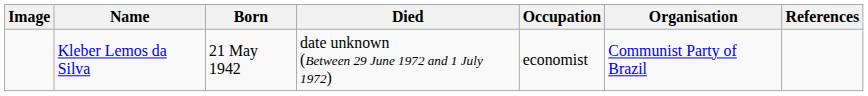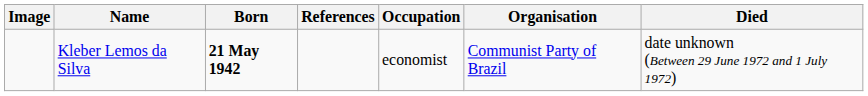columns swapped: (408, 17) <-> (822, 17)
(234, 60) normal -> (234, 60) bold
